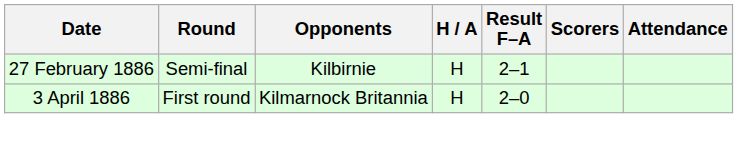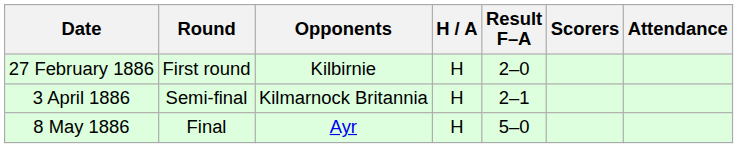(207, 68) Semi-final -> (207, 68) First round
(514, 68) 2–1 -> (514, 68) 2–0
(207, 98) First round -> (207, 98) Semi-final
(514, 98) 2–0 -> (514, 98) 2–1
+ row: (81, 127)
